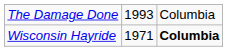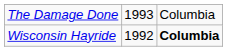(139, 35) 1971 -> (139, 35) 1992
